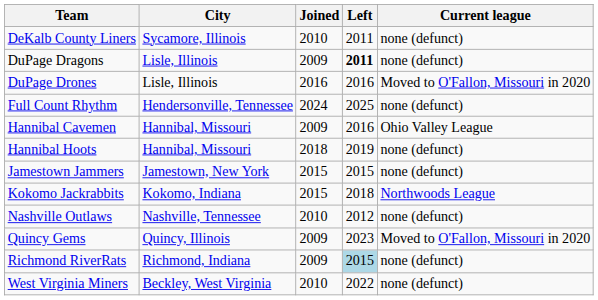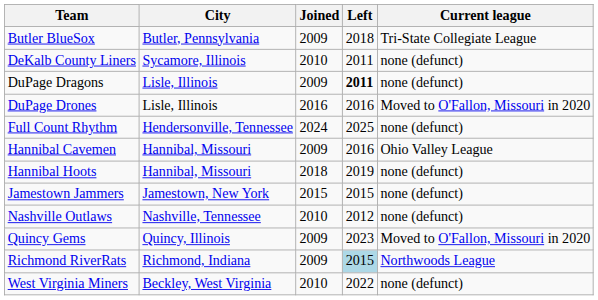+ row: (51, 37)
- row: (66, 194)
(422, 261) none (defunct) -> (438, 261) Northwoods League
